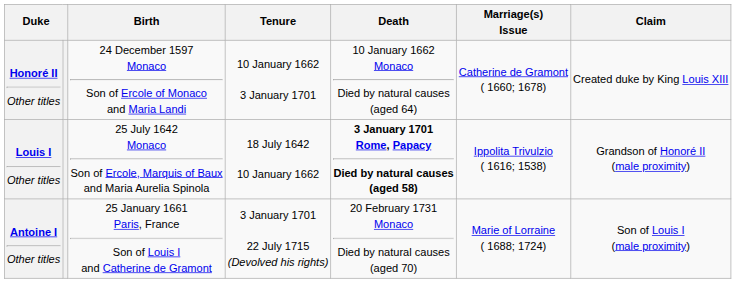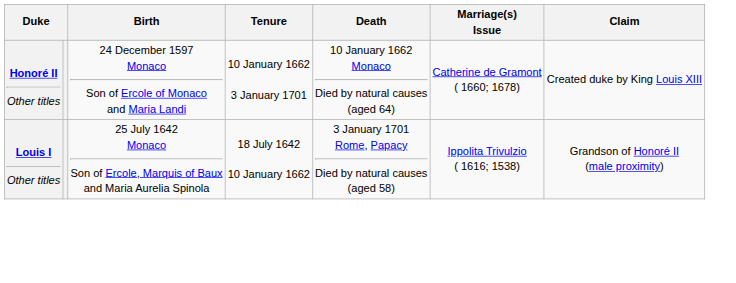(394, 159) bold -> (371, 159) normal
- row: (34, 246)
